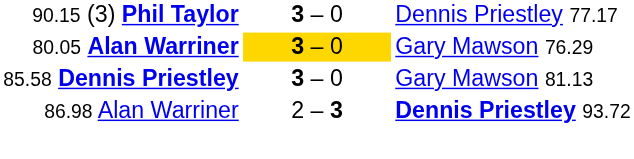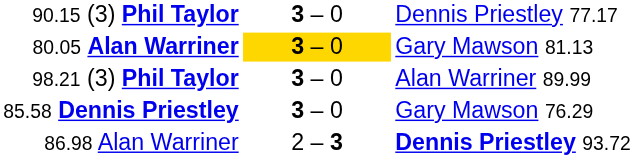(494, 46) Gary Mawson 76.29 -> (494, 46) Gary Mawson 81.13
+ row: (135, 78)
(494, 78) Gary Mawson 81.13 -> (494, 110) Gary Mawson 76.29
